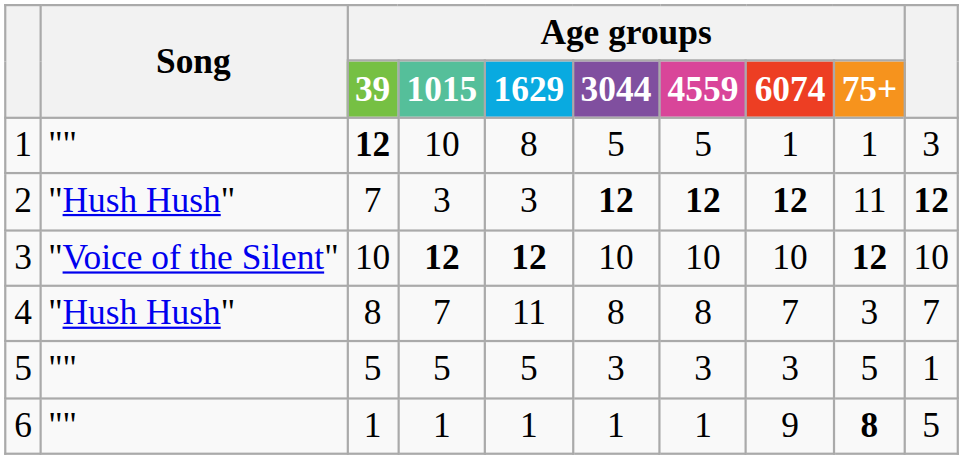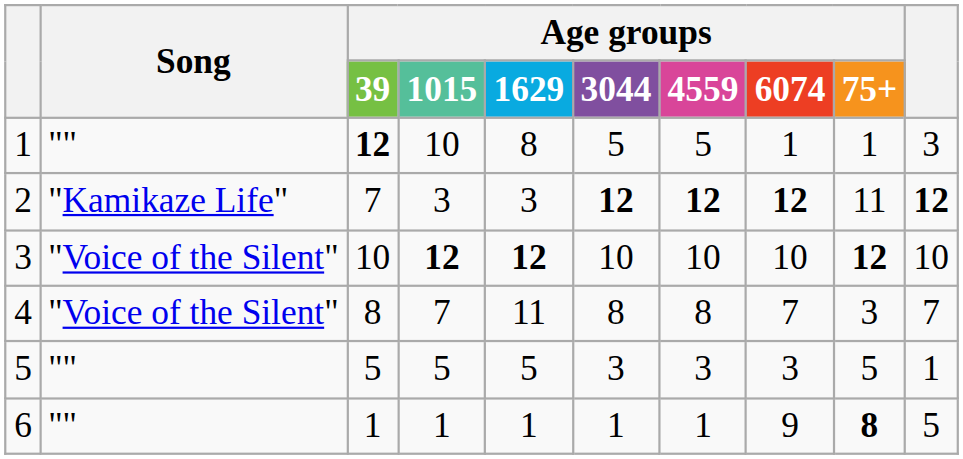(142, 200) "Hush Hush" -> (168, 200) "Kamikaze Life"
(142, 312) "Hush Hush" -> (193, 312) "Voice of the Silent"
